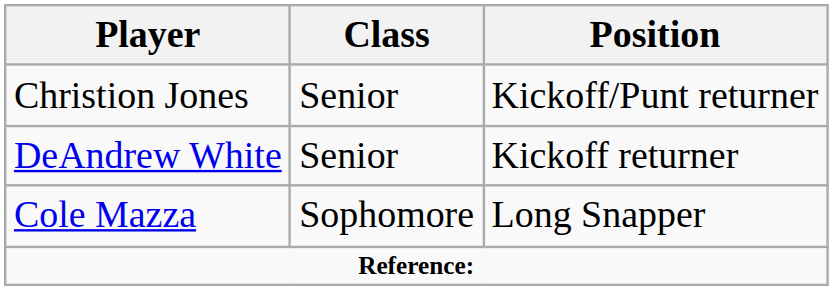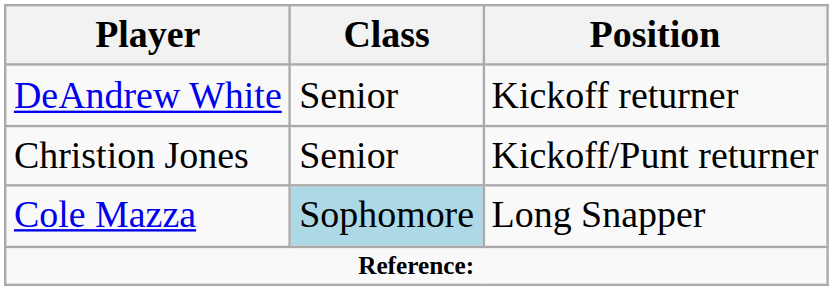rows swapped: (131, 94) <-> (148, 154)
(387, 214) no background -> (387, 214) lightblue background
